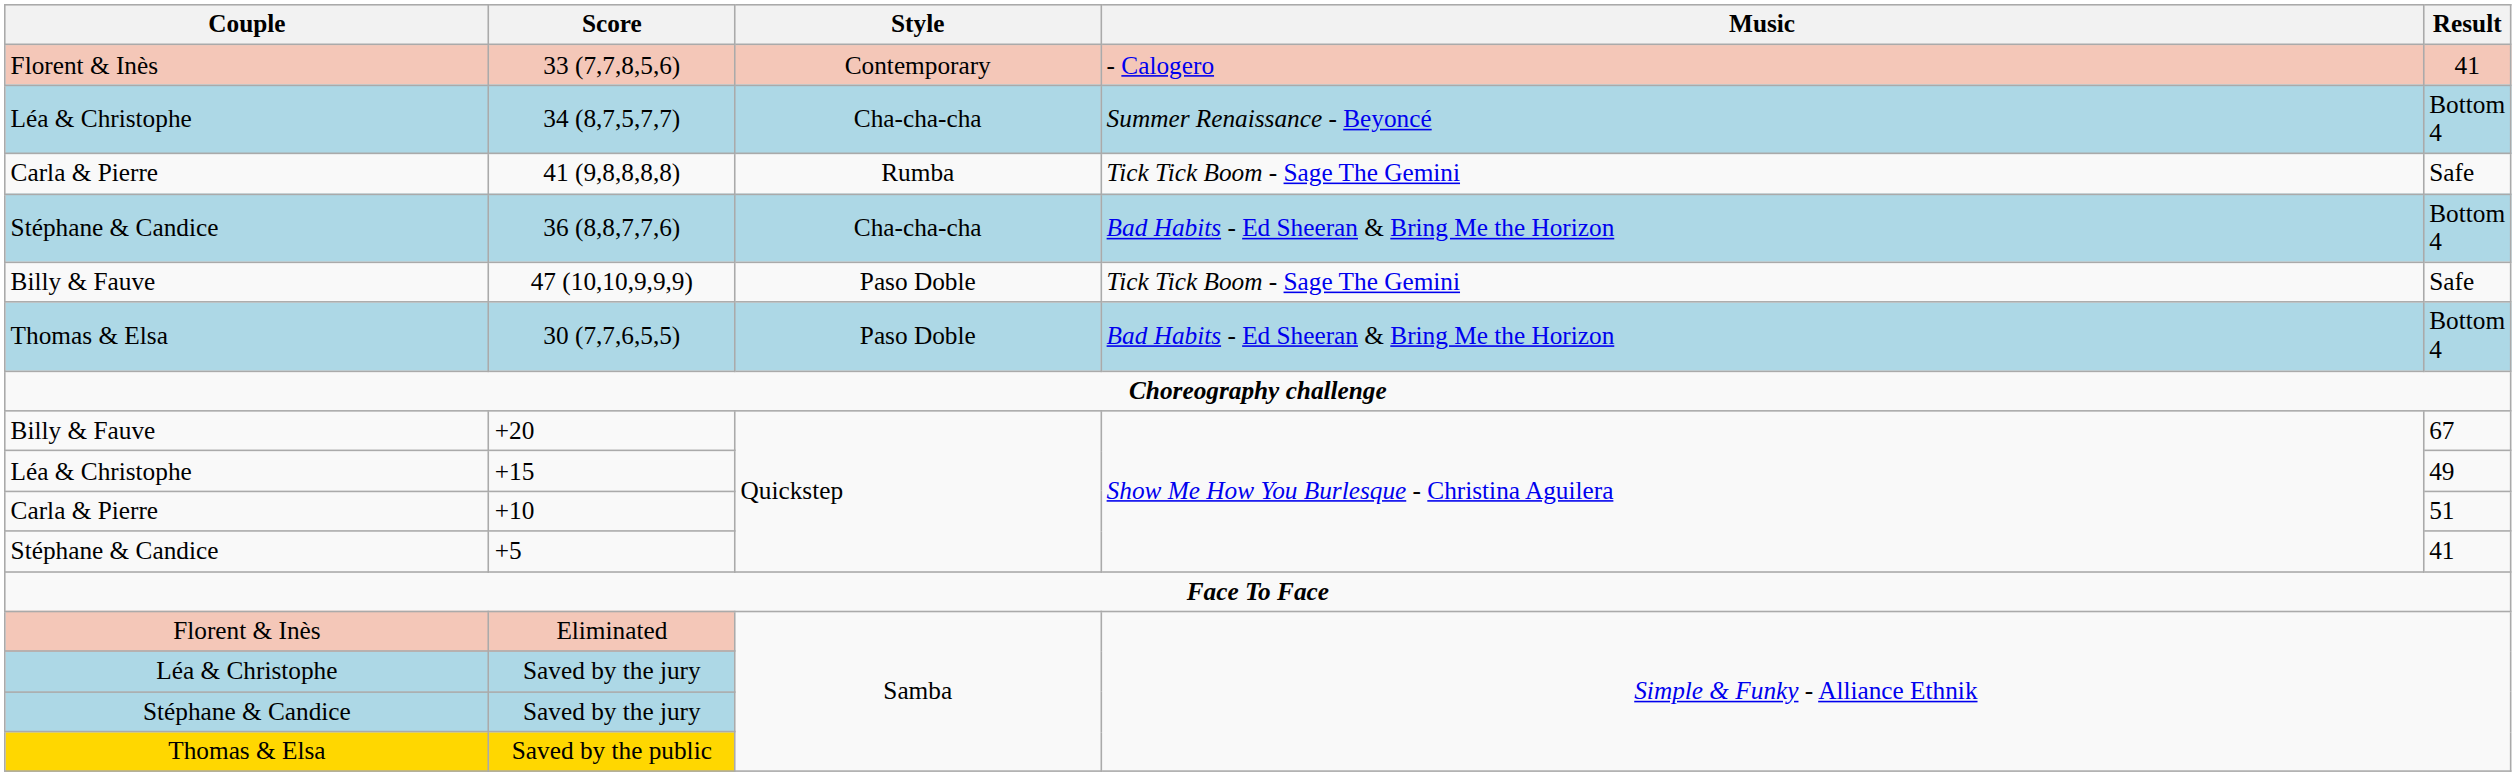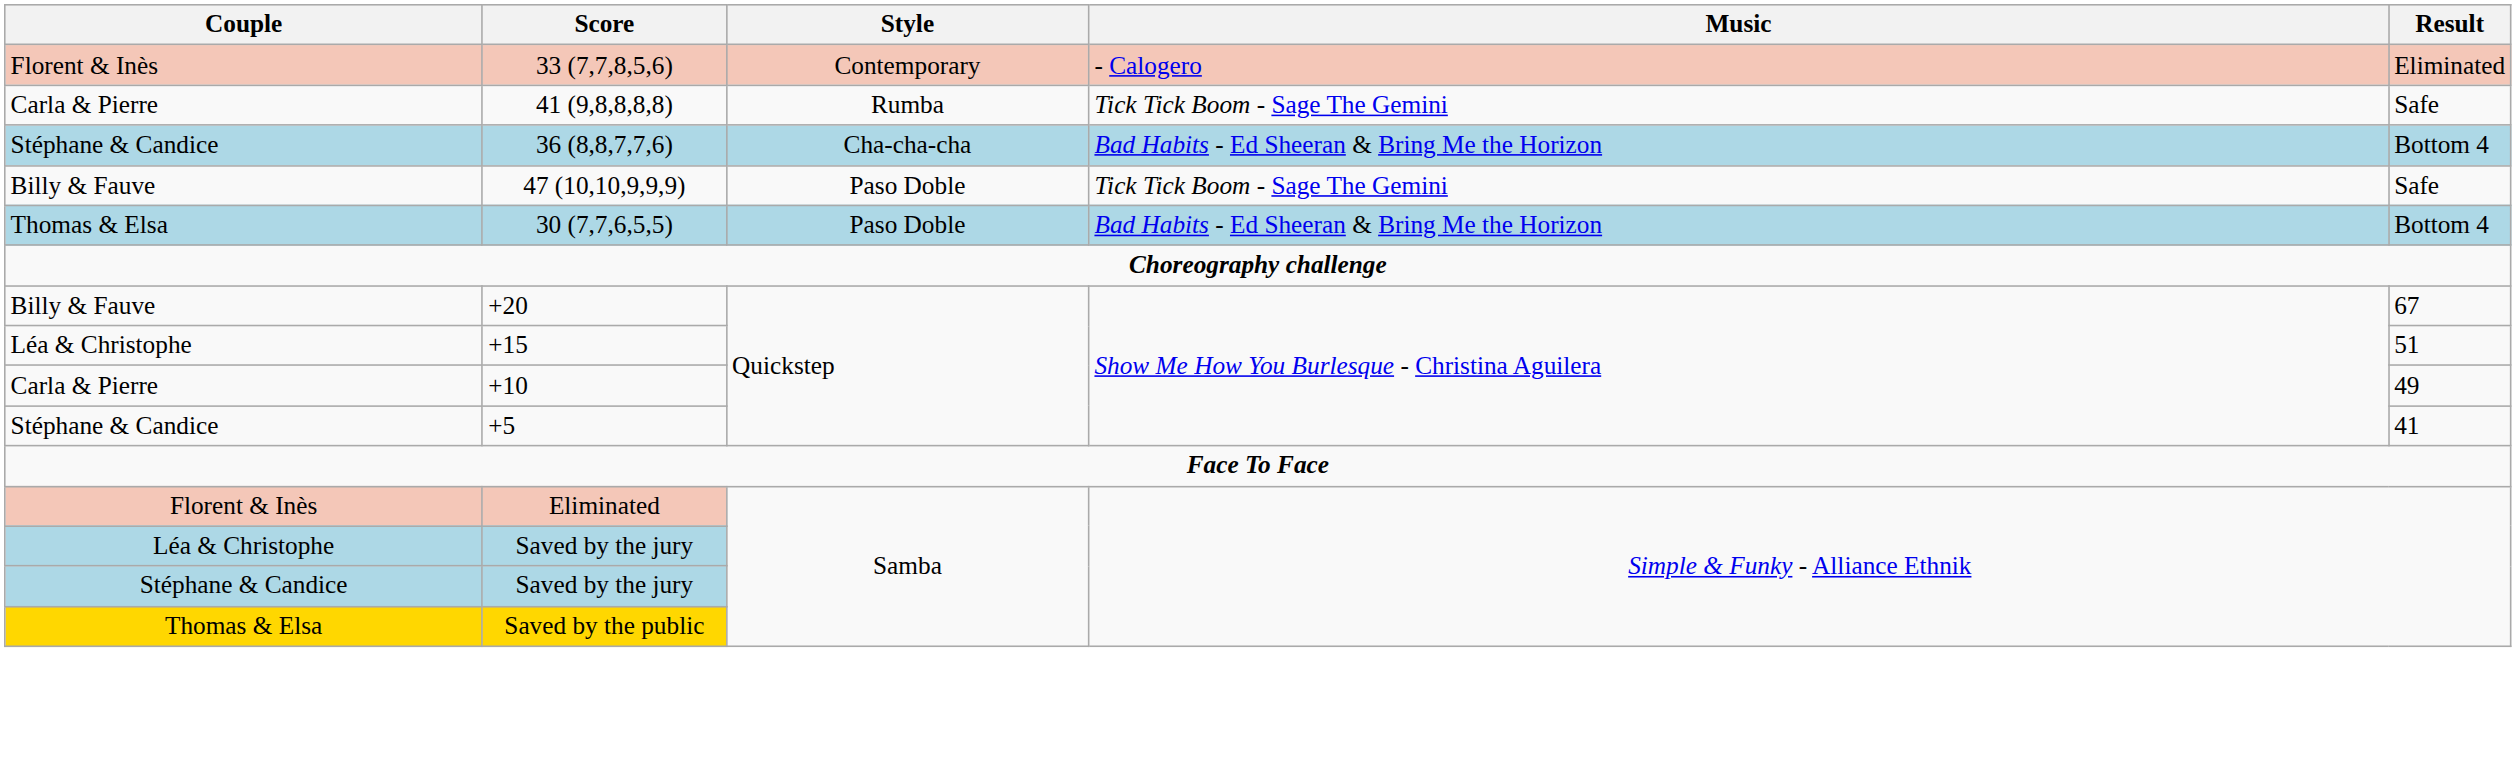(2467, 64) 41 -> (2450, 64) Eliminated
- row: (101, 118)
(2442, 470) 49 -> (2407, 345) 51
(2442, 510) 51 -> (2407, 385) 49
